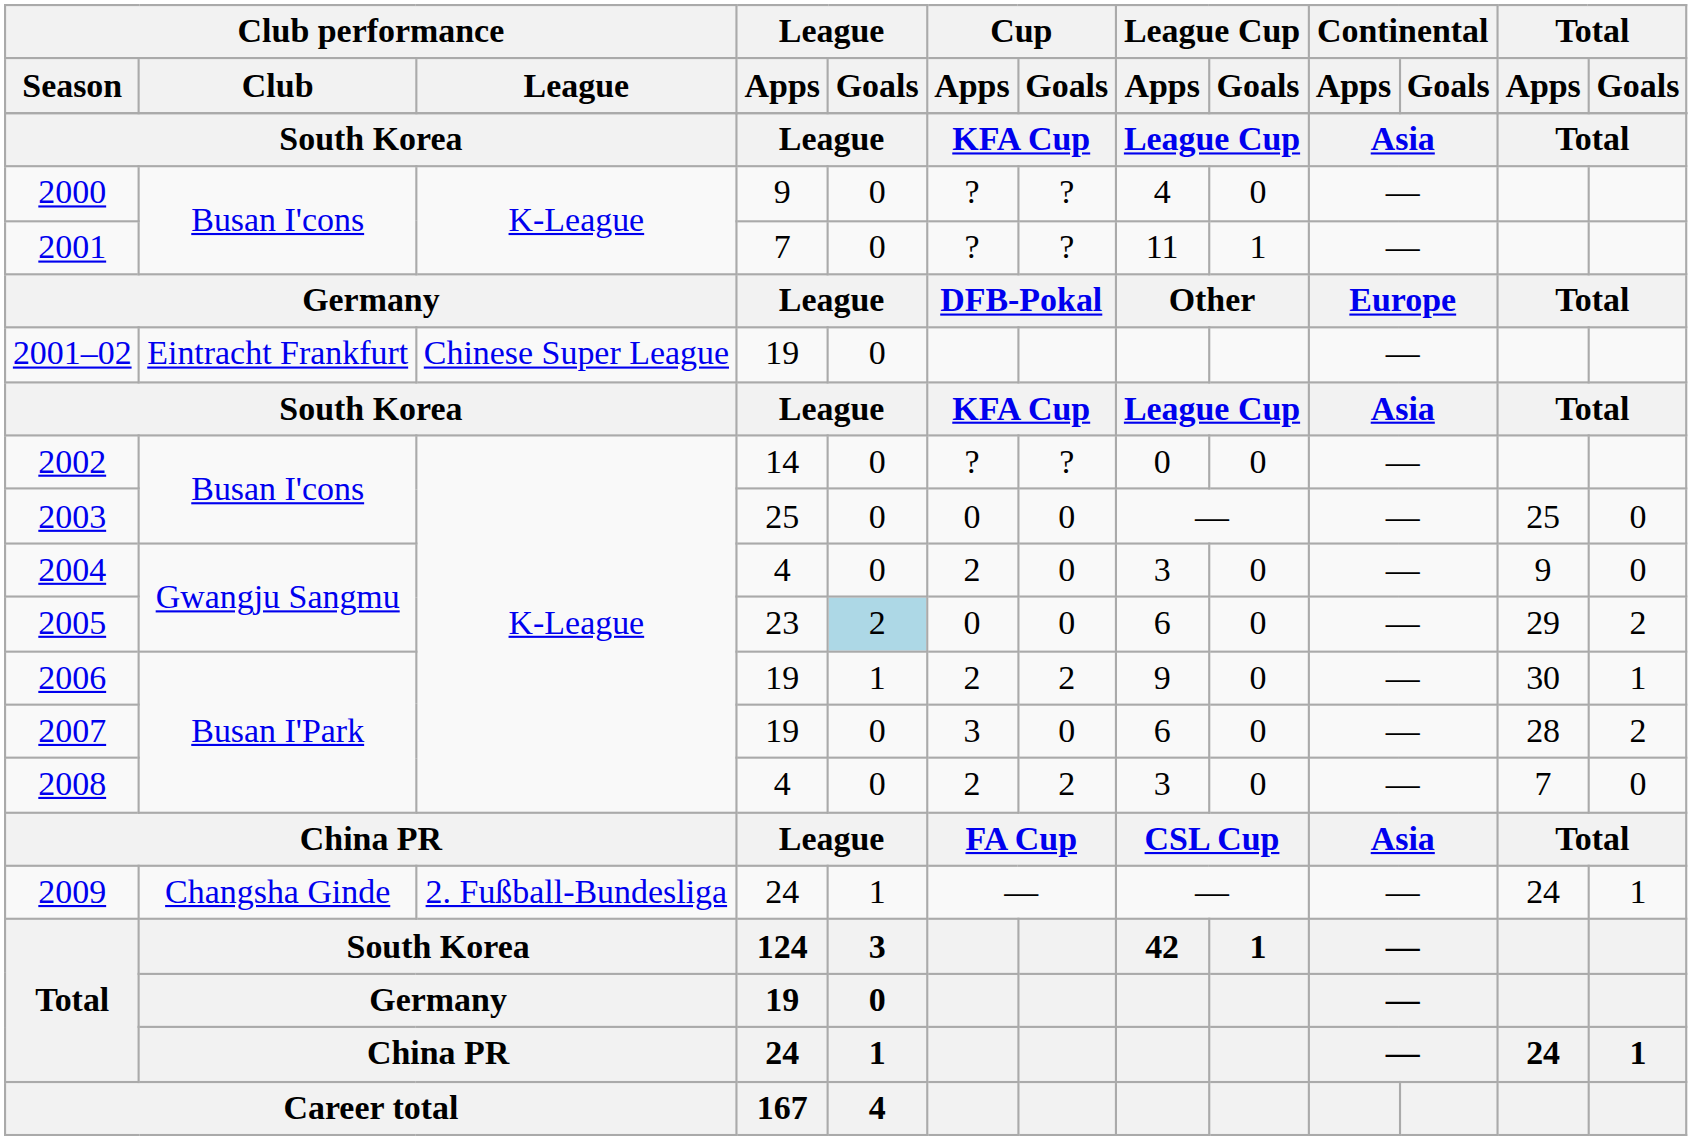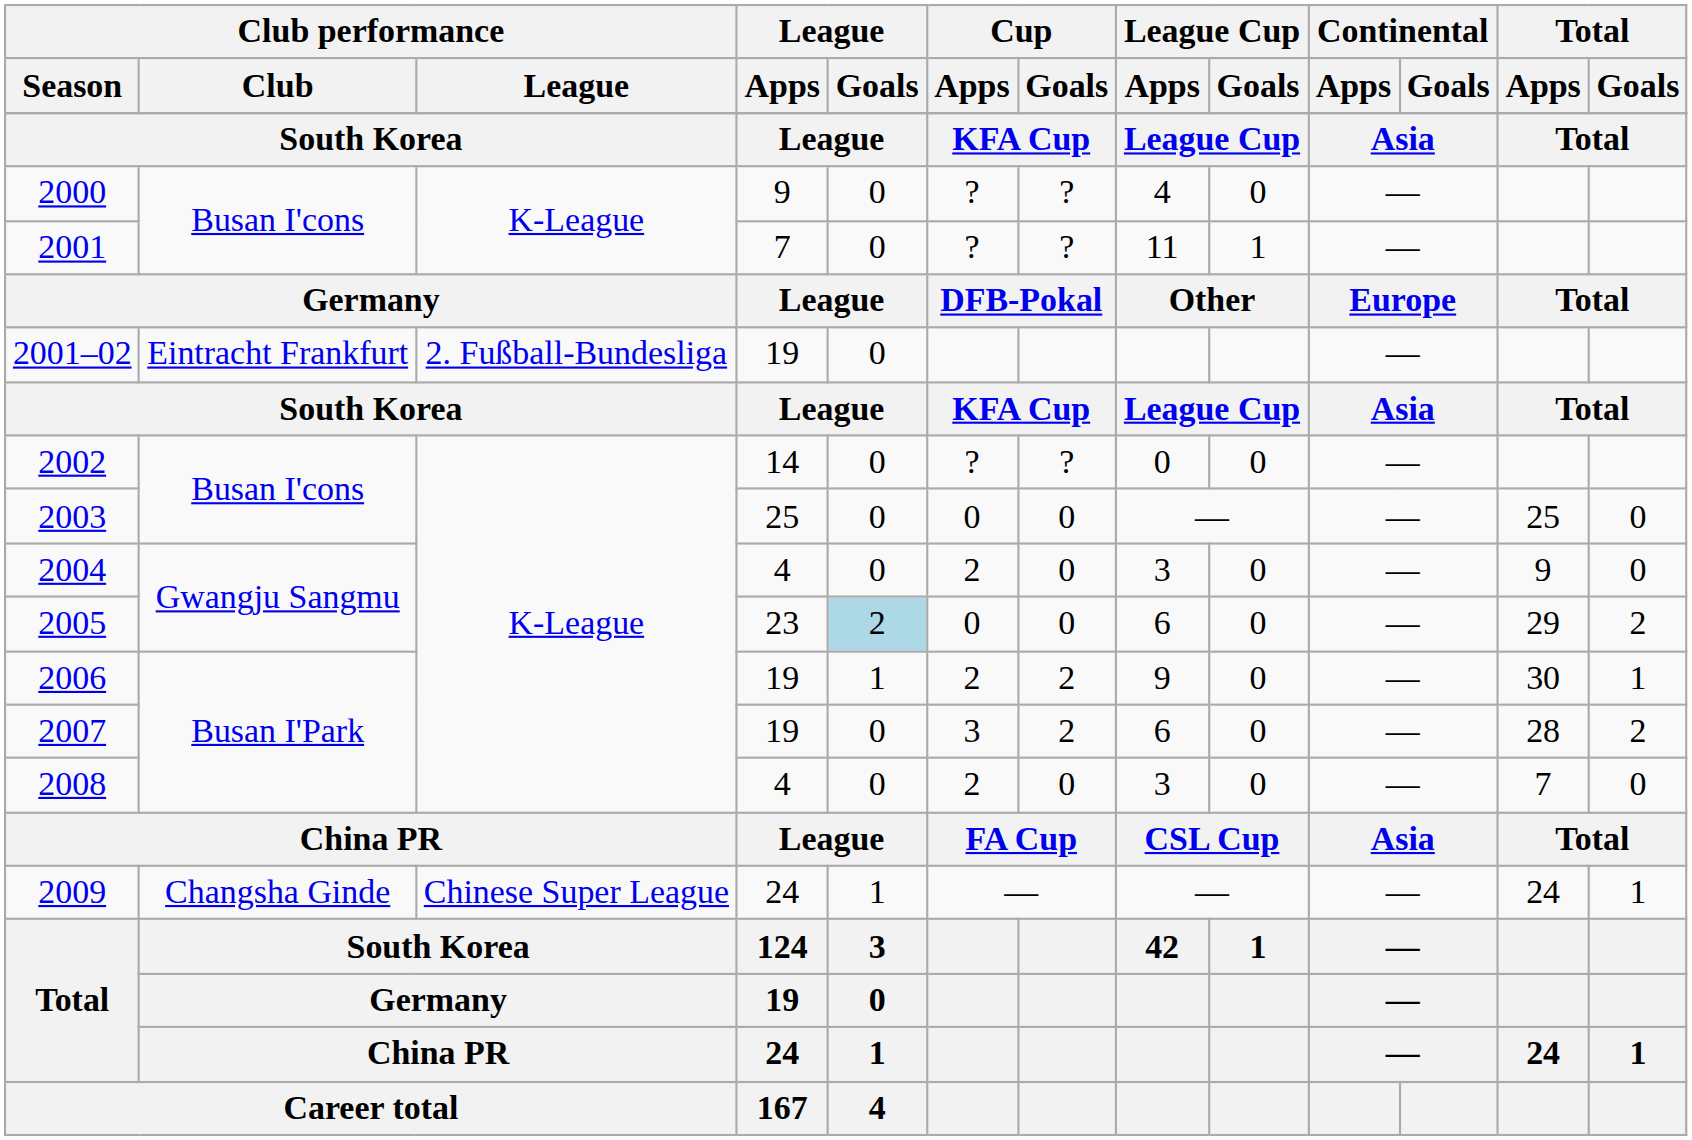(576, 354) Chinese Super League -> (576, 354) 2. Fußball-Bundesliga
(1067, 730) 0 -> (1067, 730) 2
(1067, 784) 2 -> (1067, 784) 0
(576, 892) 2. Fußball-Bundesliga -> (576, 892) Chinese Super League
